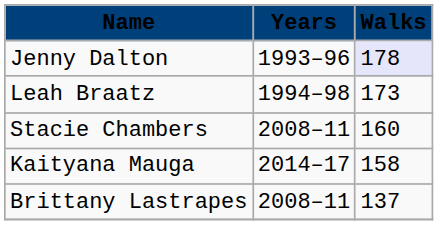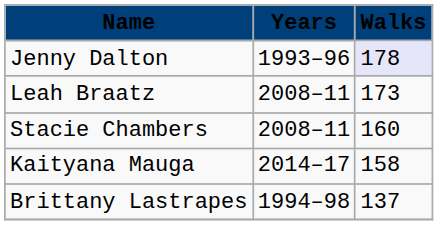(304, 94) 1994–98 -> (304, 94) 2008–11
(304, 202) 2008–11 -> (304, 202) 1994–98
